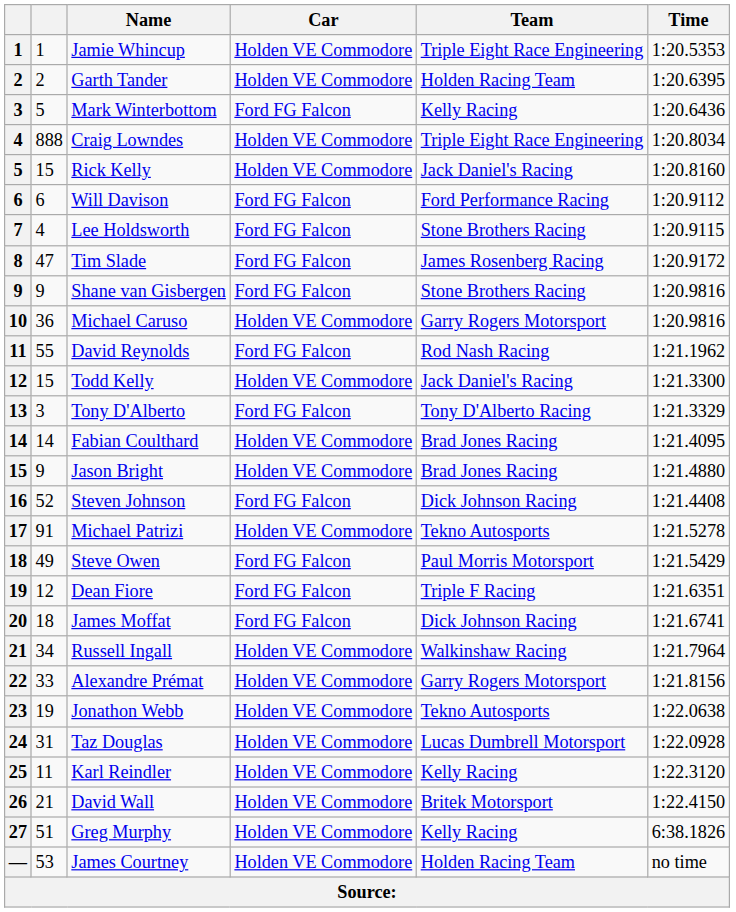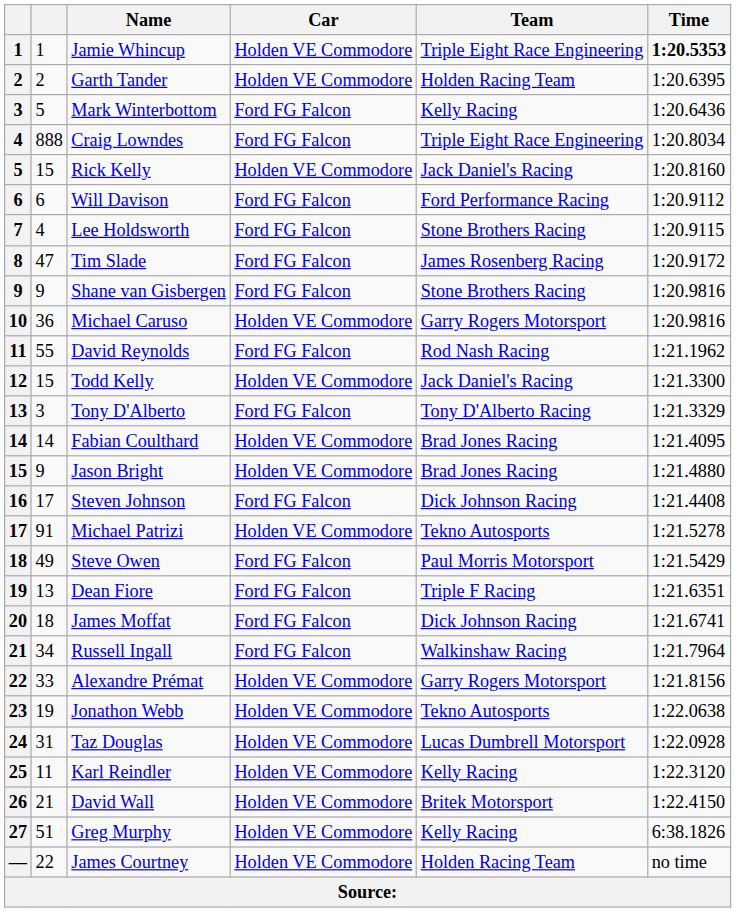(688, 49) normal -> (689, 49) bold
(323, 140) Holden VE Commodore -> (293, 140) Ford FG Falcon
(45, 500) 52 -> (45, 500) 17
(45, 591) 12 -> (45, 591) 13
(323, 651) Holden VE Commodore -> (293, 651) Ford FG Falcon
(45, 861) 53 -> (45, 861) 22
